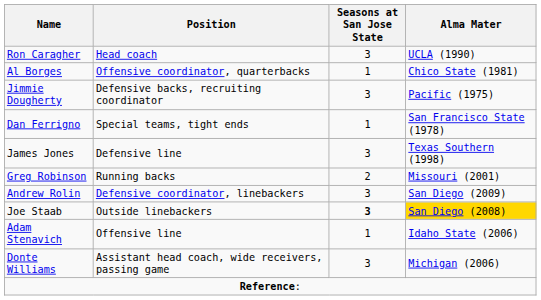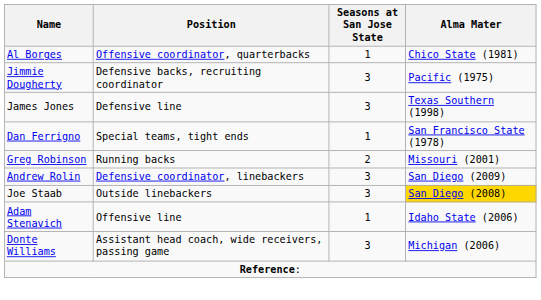- row: (44, 54)
rows swapped: (44, 124) <-> (41, 153)
(367, 210) bold -> (367, 193) normal
